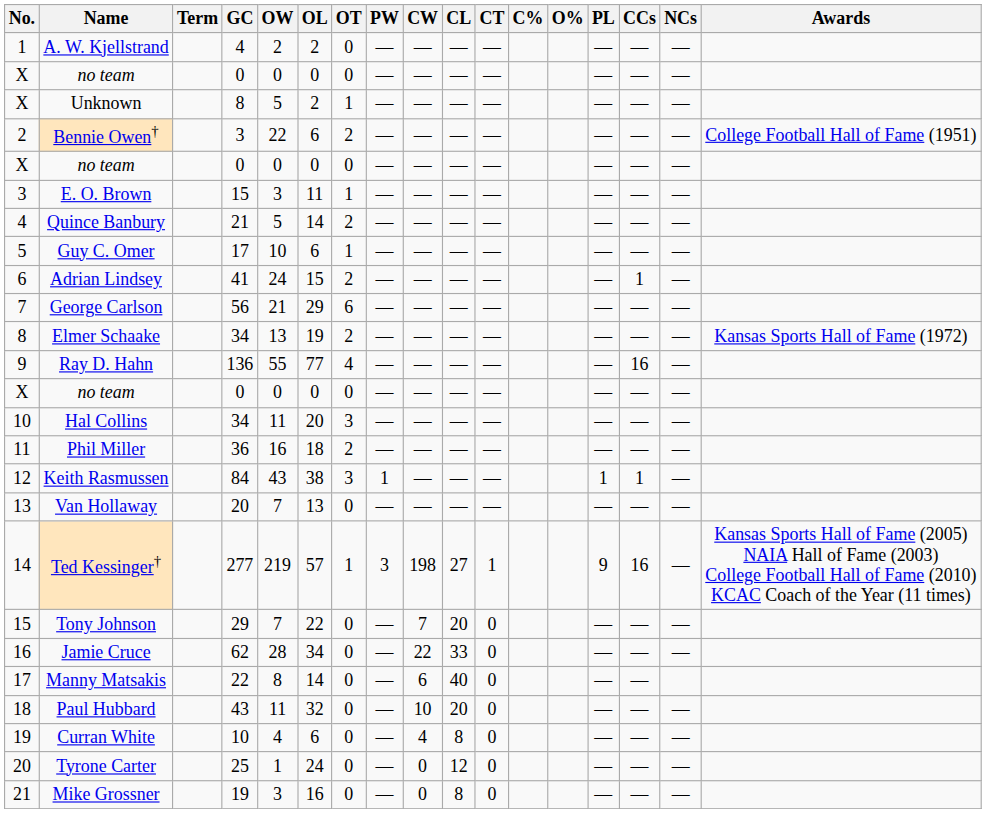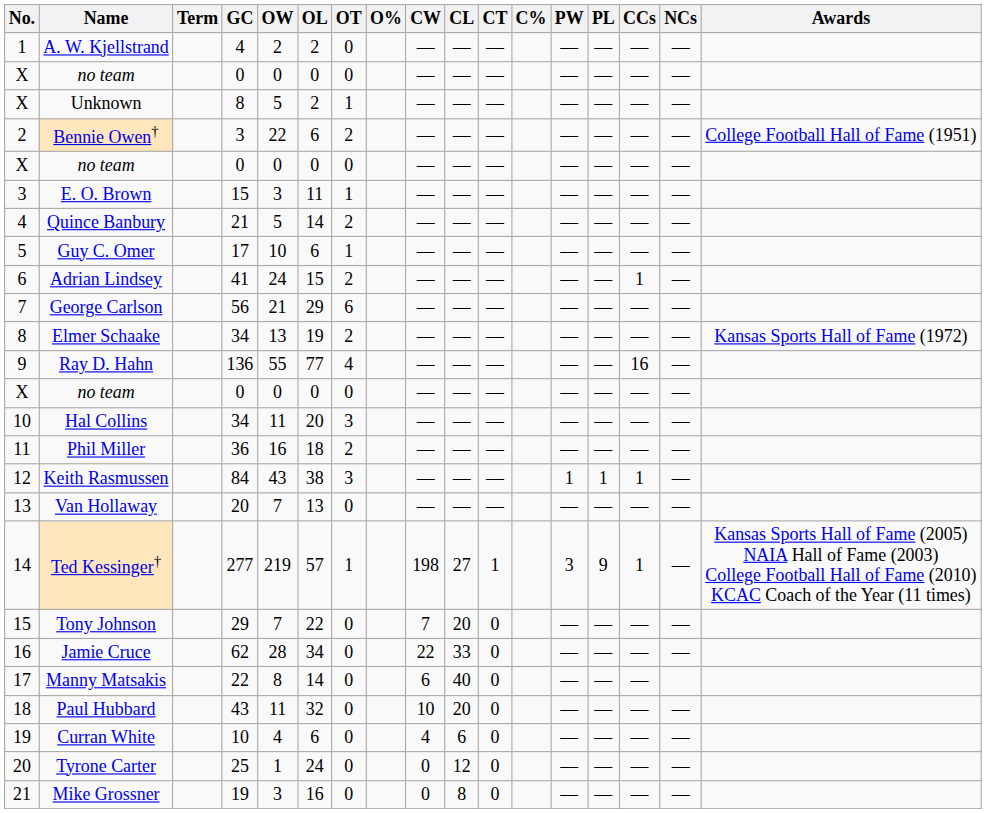columns swapped: (568, 18) <-> (384, 18)
(639, 565) 16 -> (639, 565) 1
(459, 737) 8 -> (462, 737) 6
